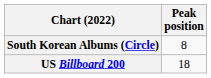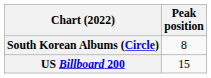(184, 63) 18 -> (184, 63) 15
